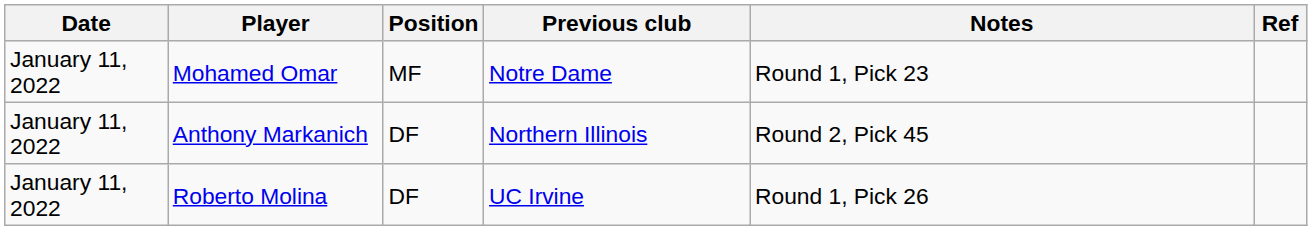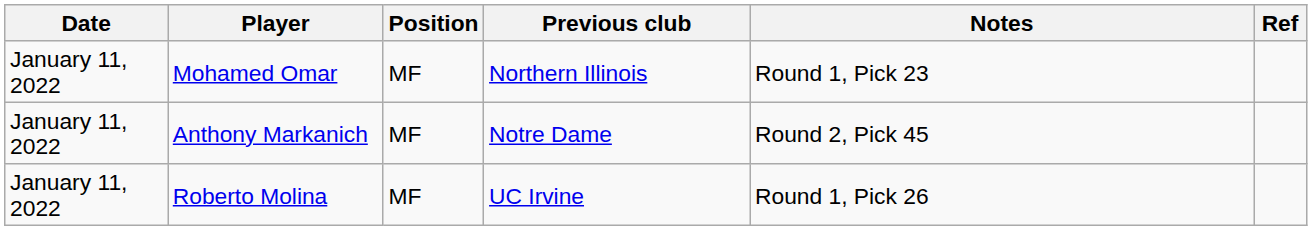(550, 72) Notre Dame -> (568, 72) Northern Illinois
(404, 133) DF -> (405, 133) MF
(568, 133) Northern Illinois -> (550, 133) Notre Dame
(404, 195) DF -> (405, 195) MF
